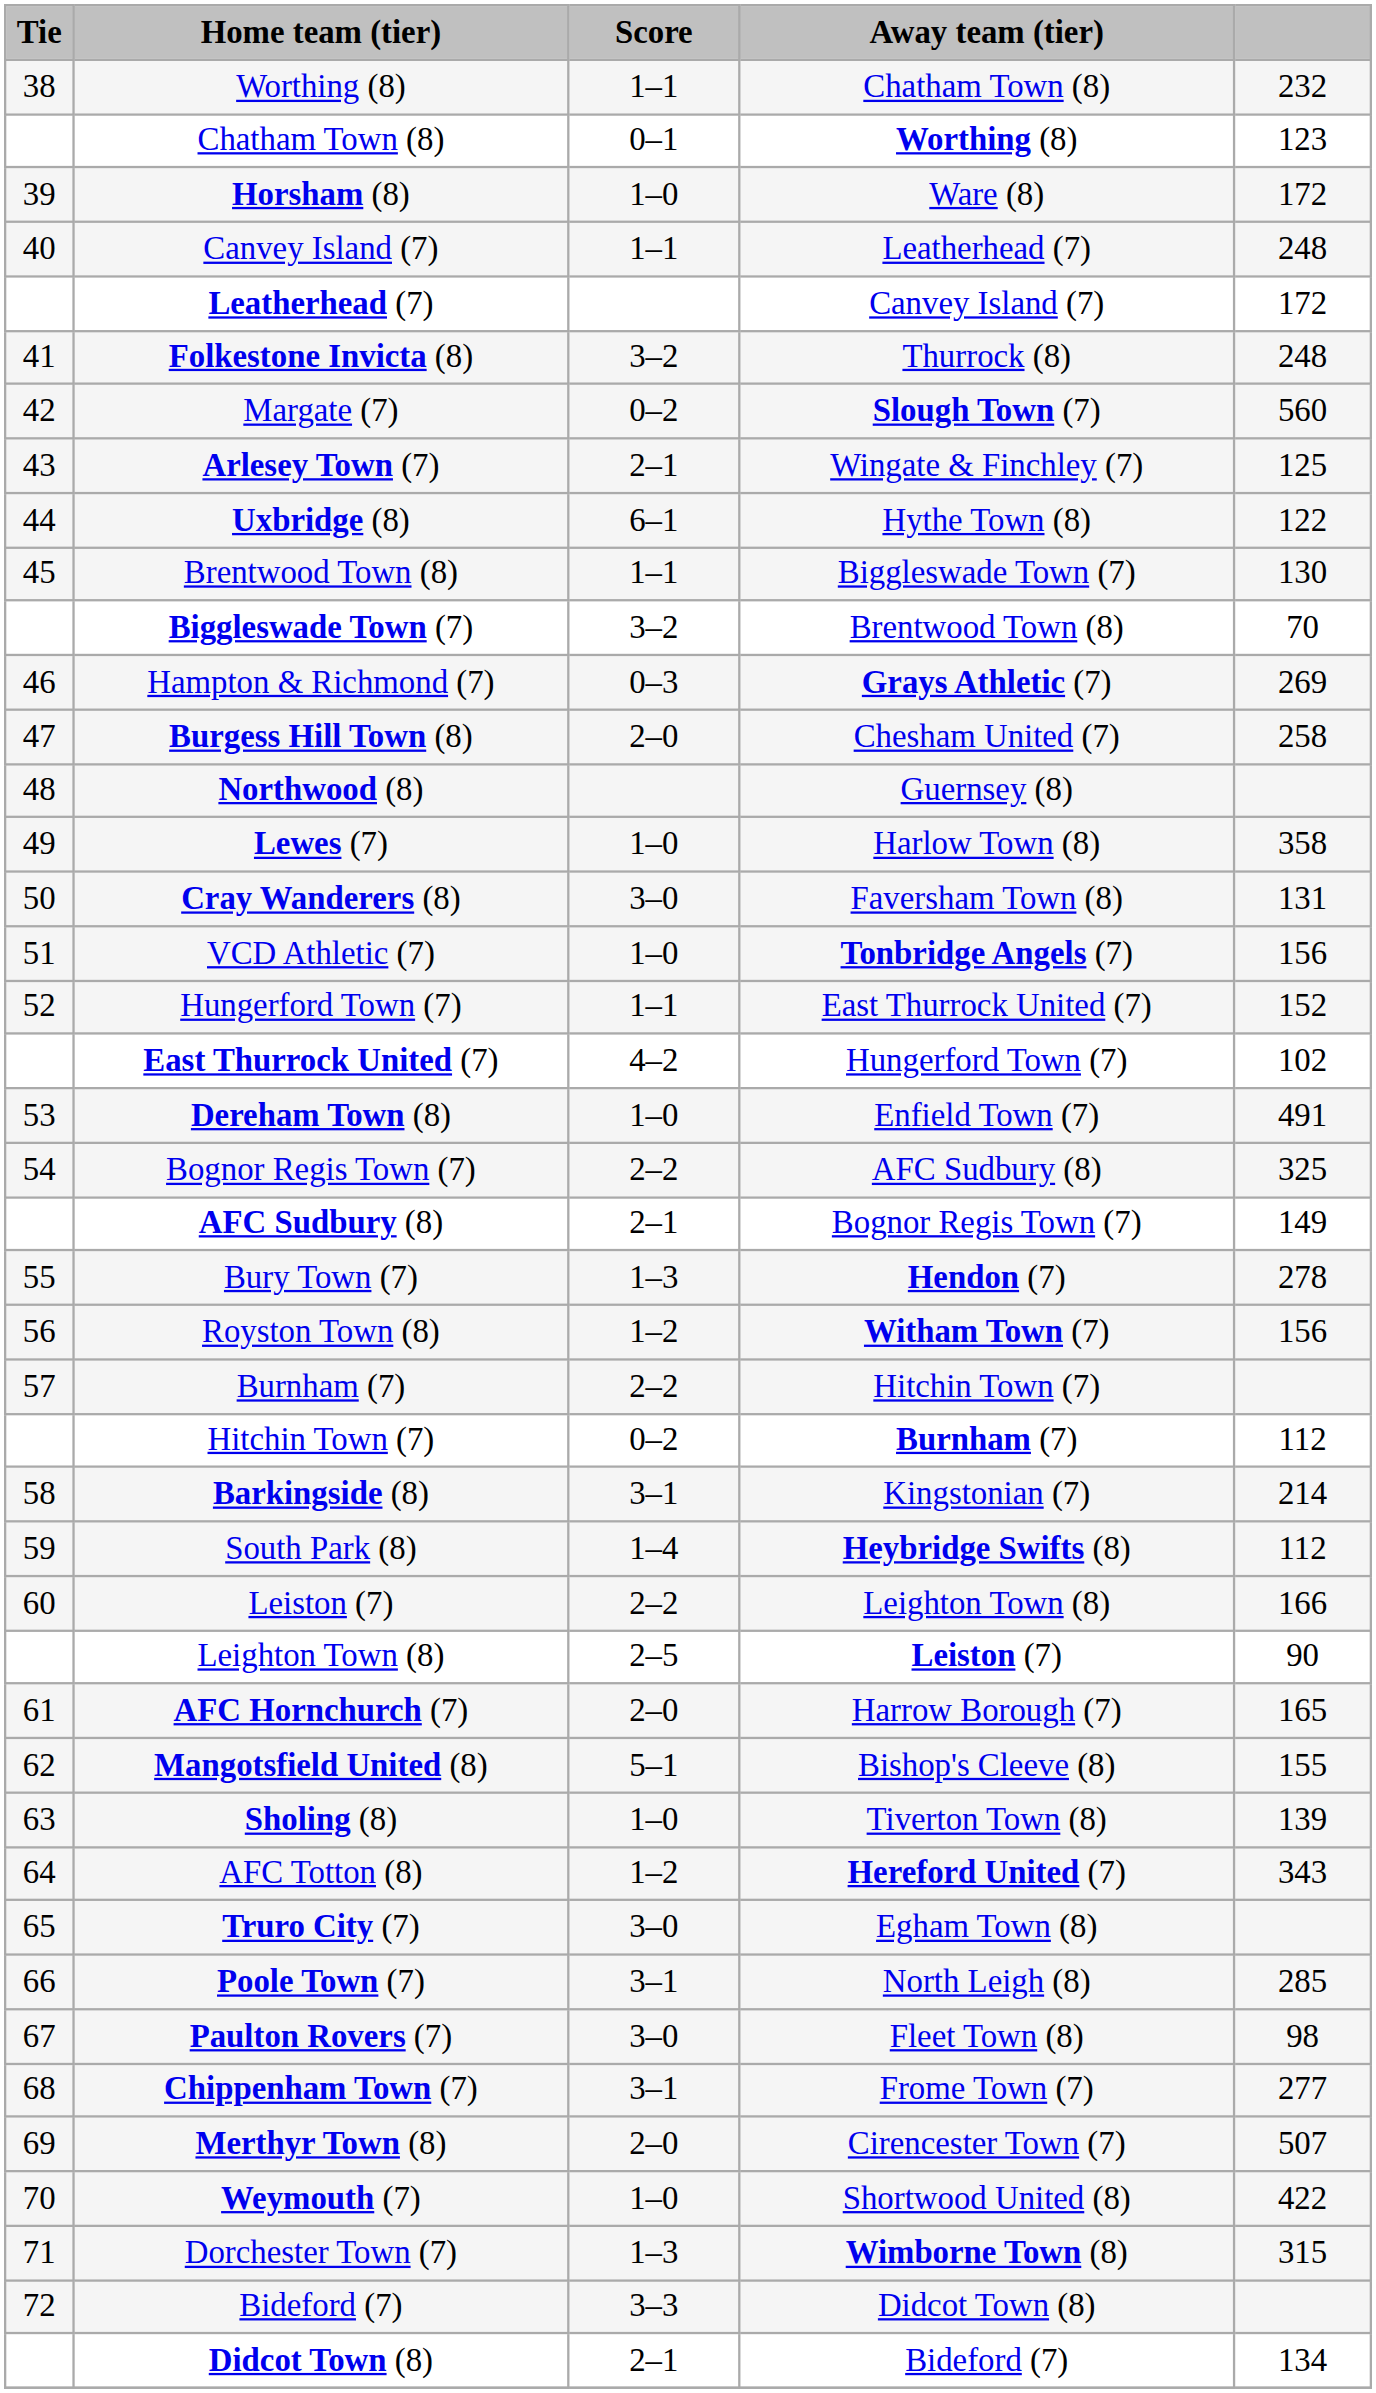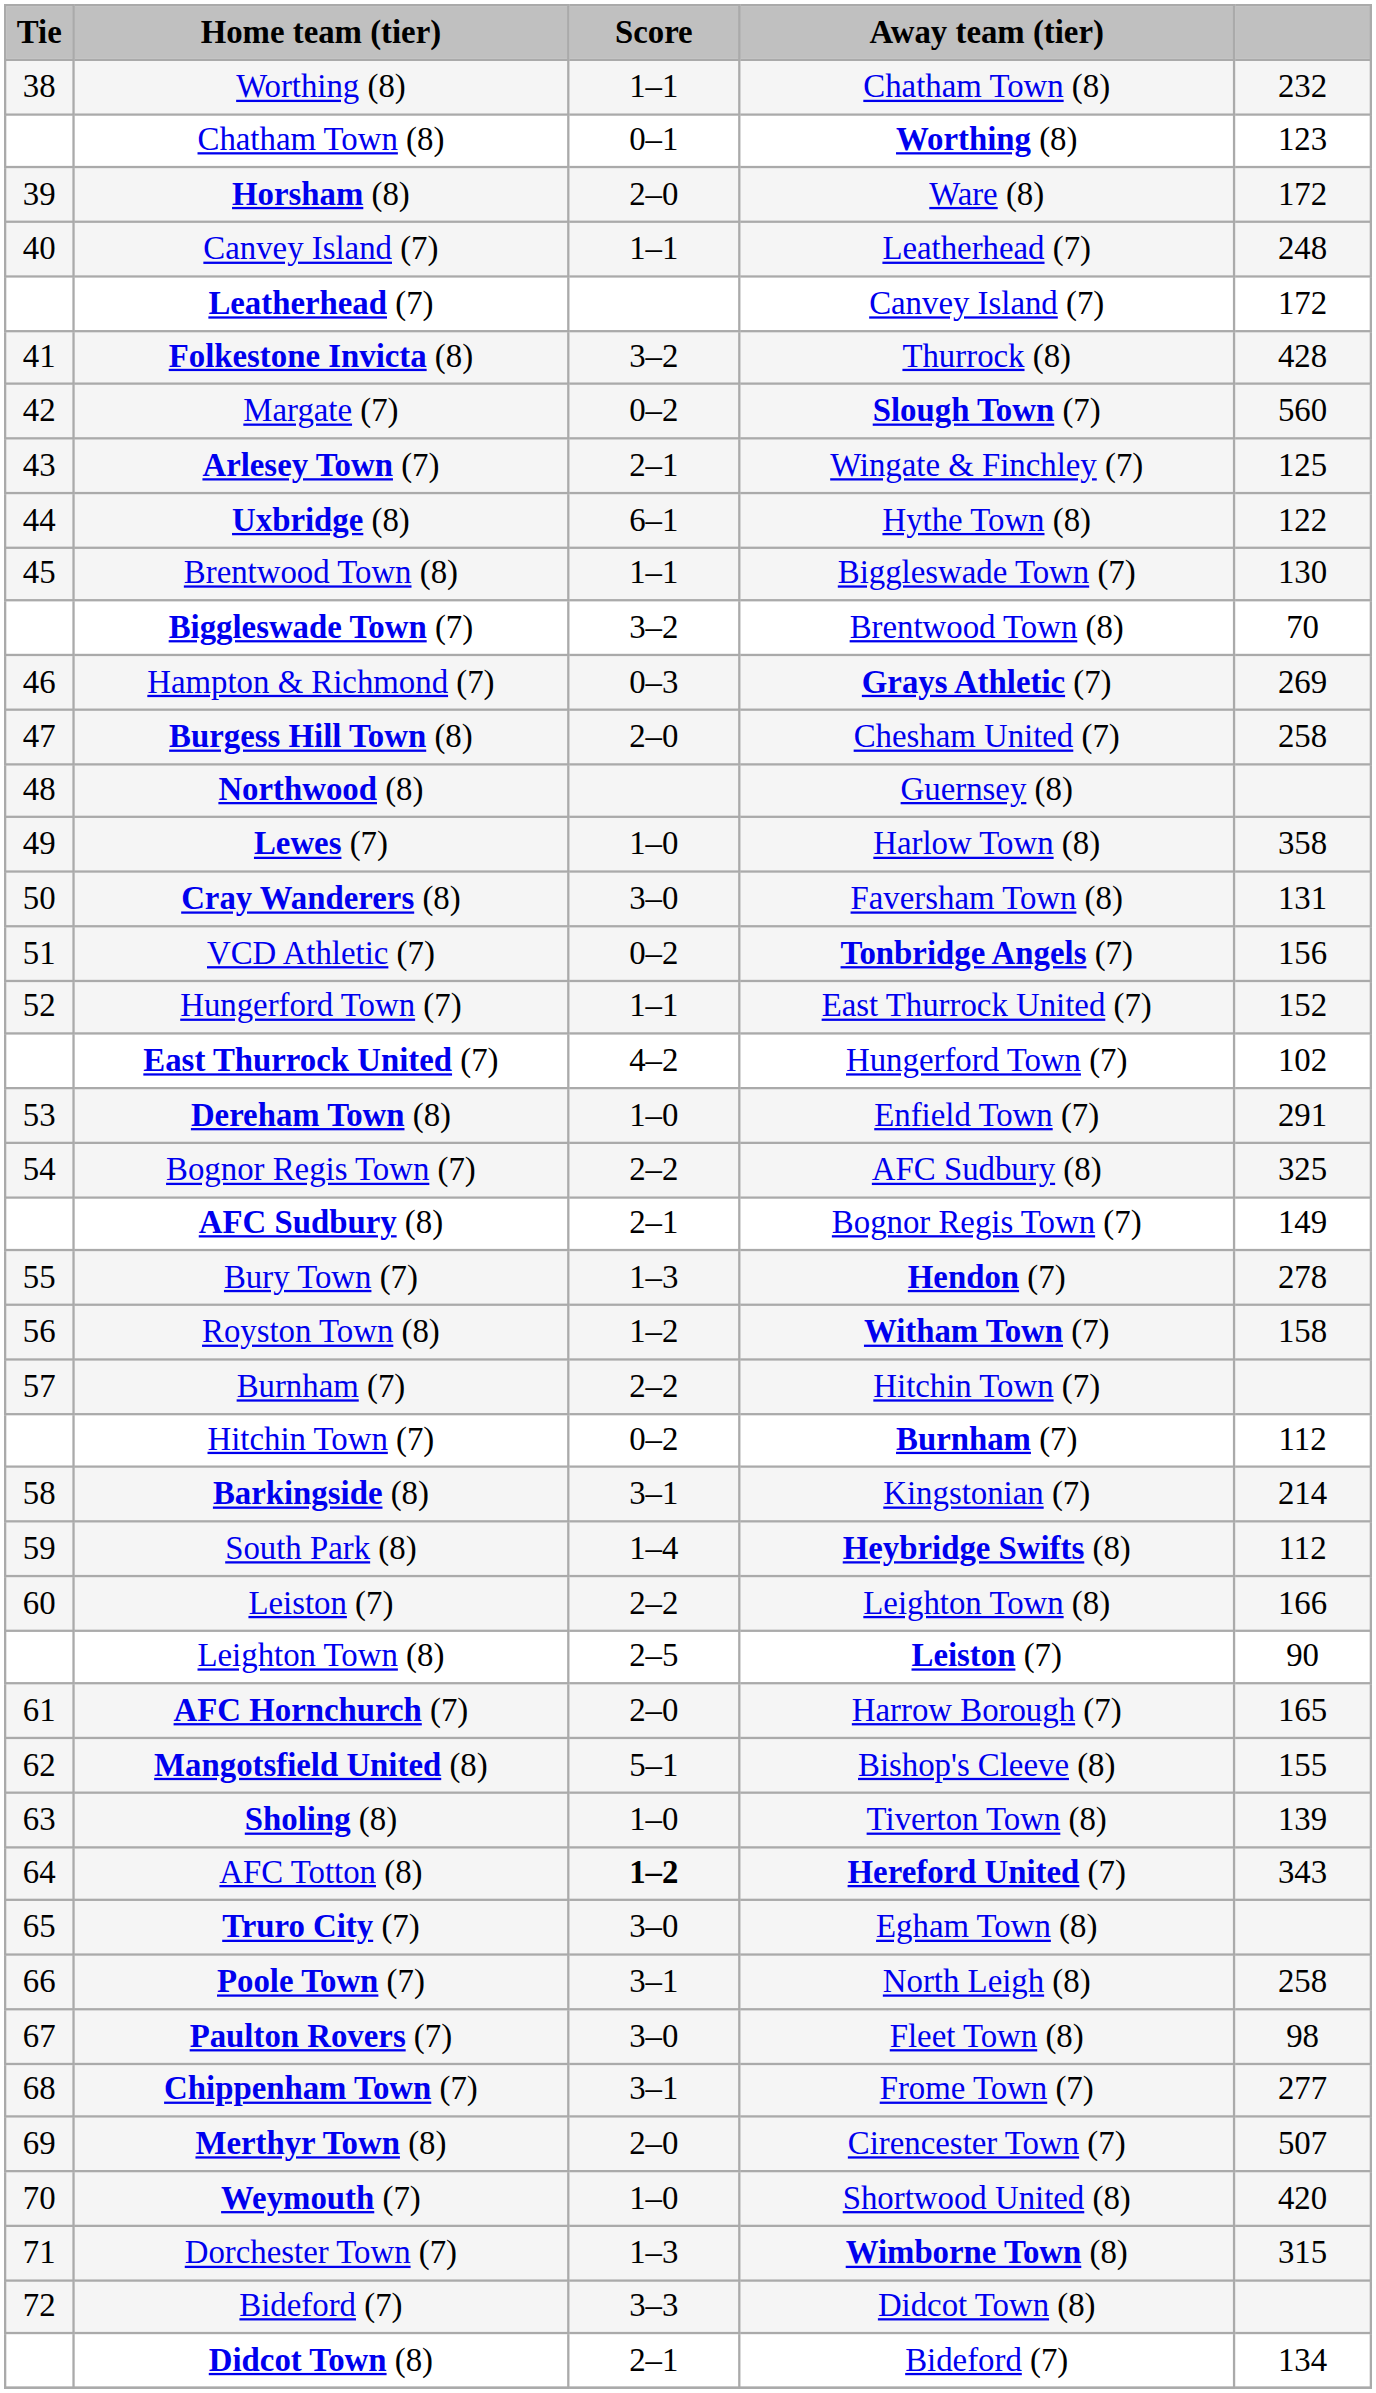(654, 194) 1–0 -> (654, 194) 2–0
(1303, 356) 248 -> (1303, 356) 428
(654, 952) 1–0 -> (654, 952) 0–2
(1303, 1114) 491 -> (1303, 1114) 291
(1303, 1331) 156 -> (1303, 1331) 158
(654, 1873) normal -> (654, 1873) bold
(1303, 1981) 285 -> (1303, 1981) 258
(1303, 2197) 422 -> (1303, 2197) 420
